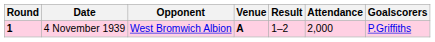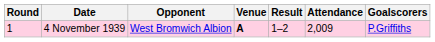(10, 28) bold -> (10, 28) normal
(320, 28) 2,000 -> (320, 28) 2,009
